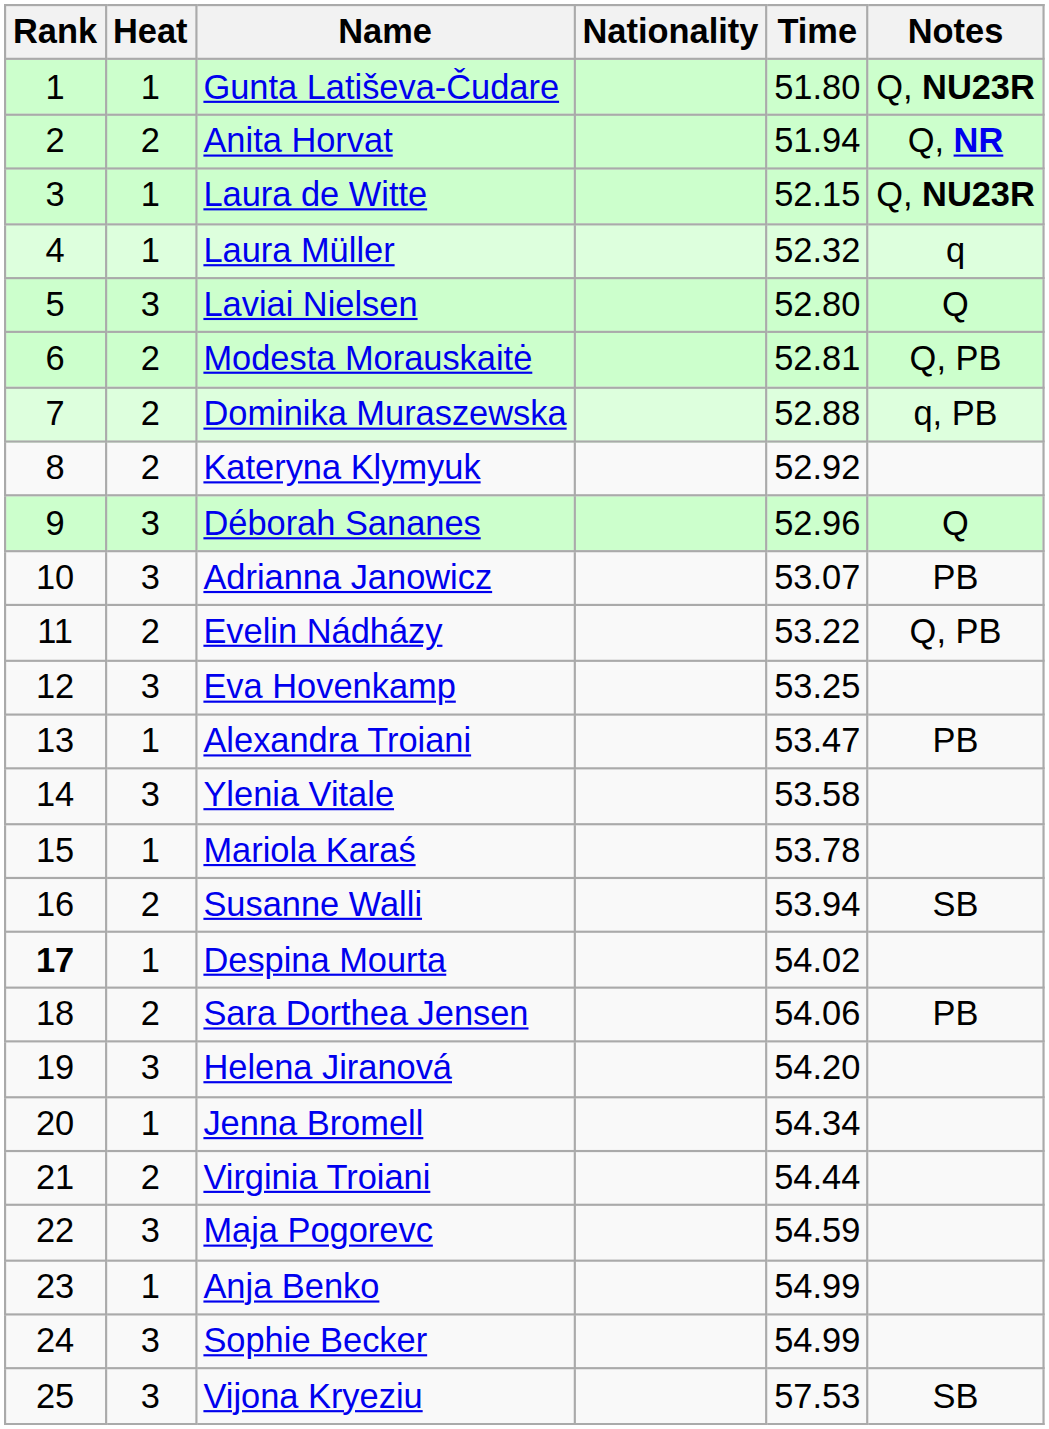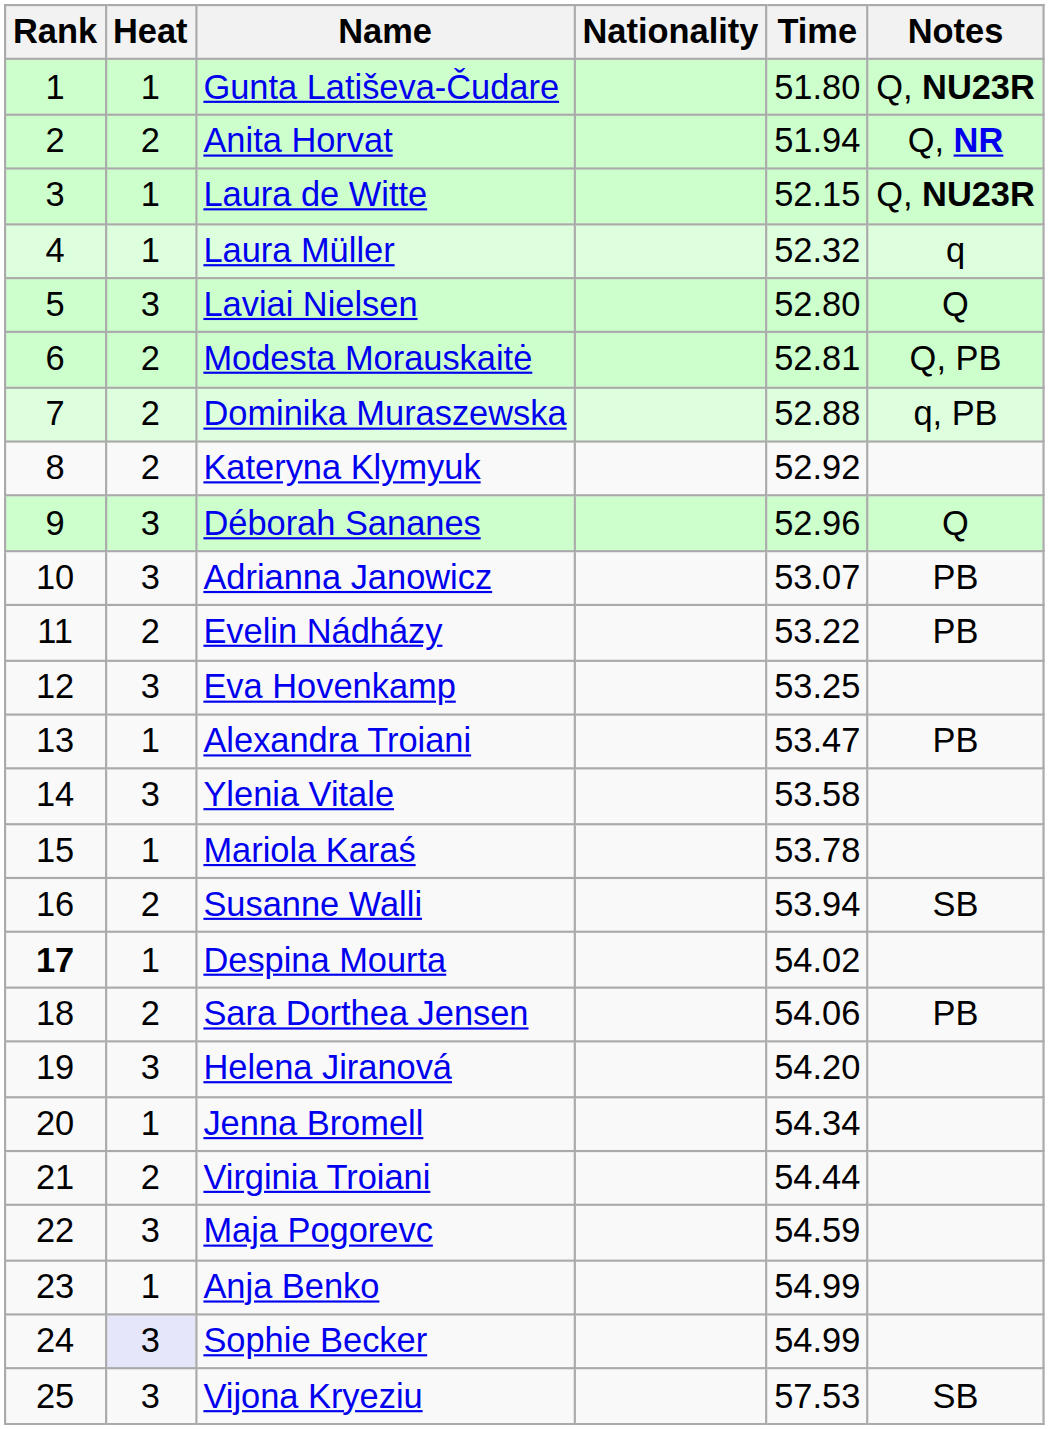(956, 631) Q, PB -> (956, 631) PB
(150, 1341) no background -> (150, 1341) lavender background
